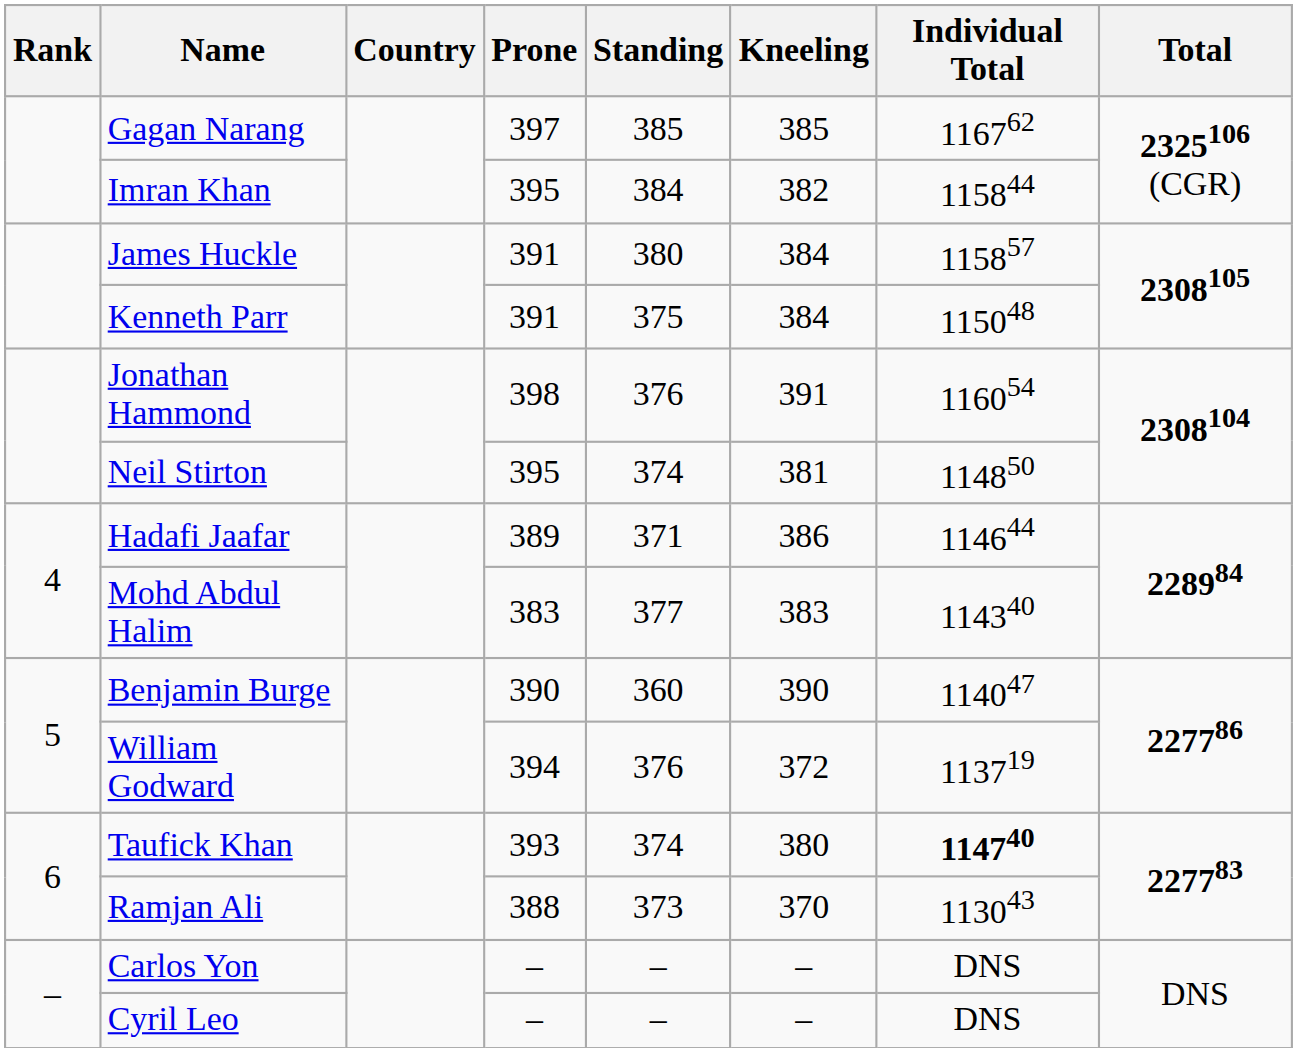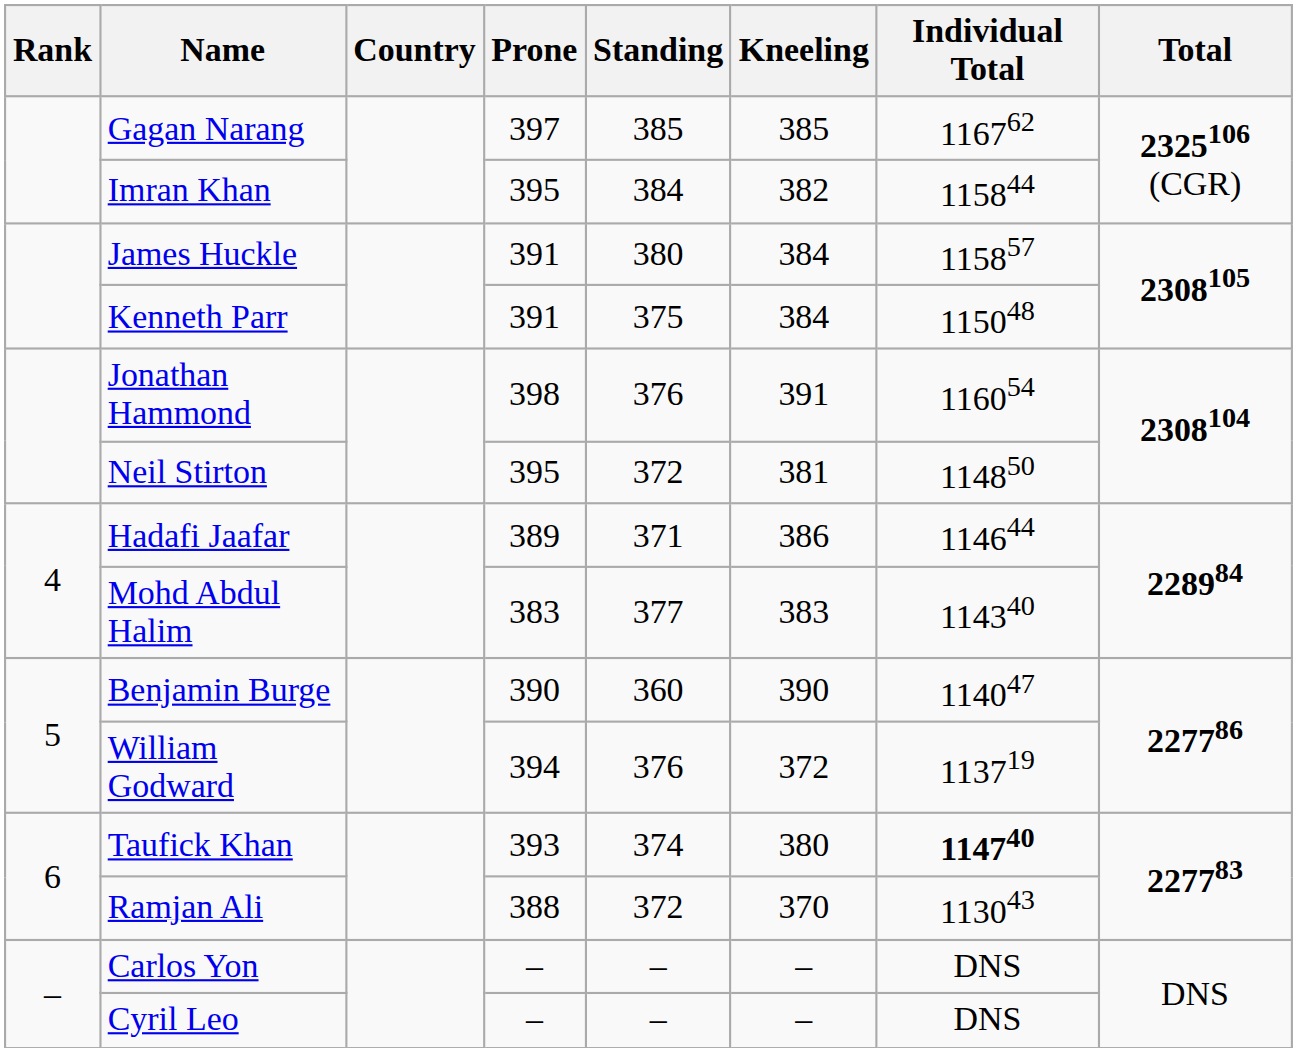(658, 471) 374 -> (658, 471) 372
(658, 907) 373 -> (658, 907) 372
